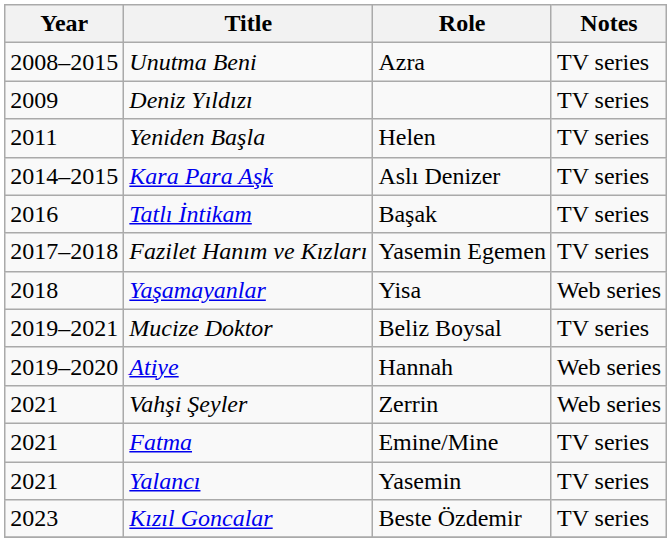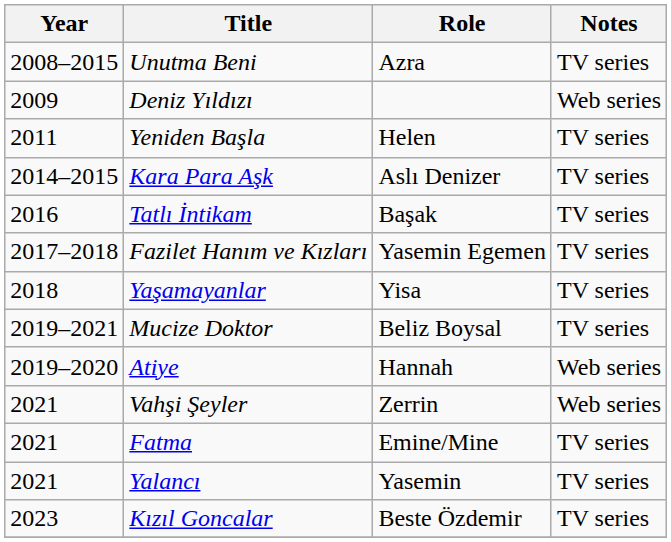(603, 99) TV series -> (609, 99) Web series
(609, 289) Web series -> (603, 289) TV series
